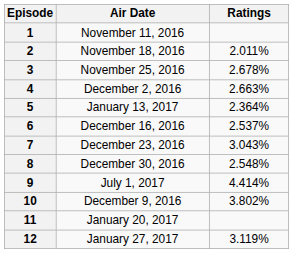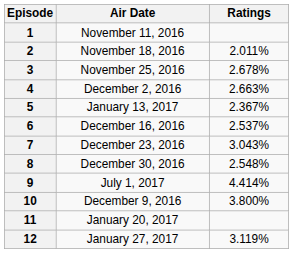(249, 107) 2.364% -> (249, 107) 2.367%
(249, 201) 3.802% -> (249, 201) 3.800%
